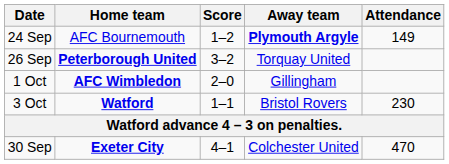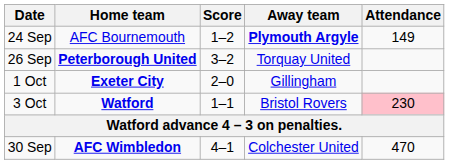(127, 81) AFC Wimbledon -> (127, 81) Exeter City
(403, 103) no background -> (403, 103) pink background
(127, 147) Exeter City -> (127, 147) AFC Wimbledon
